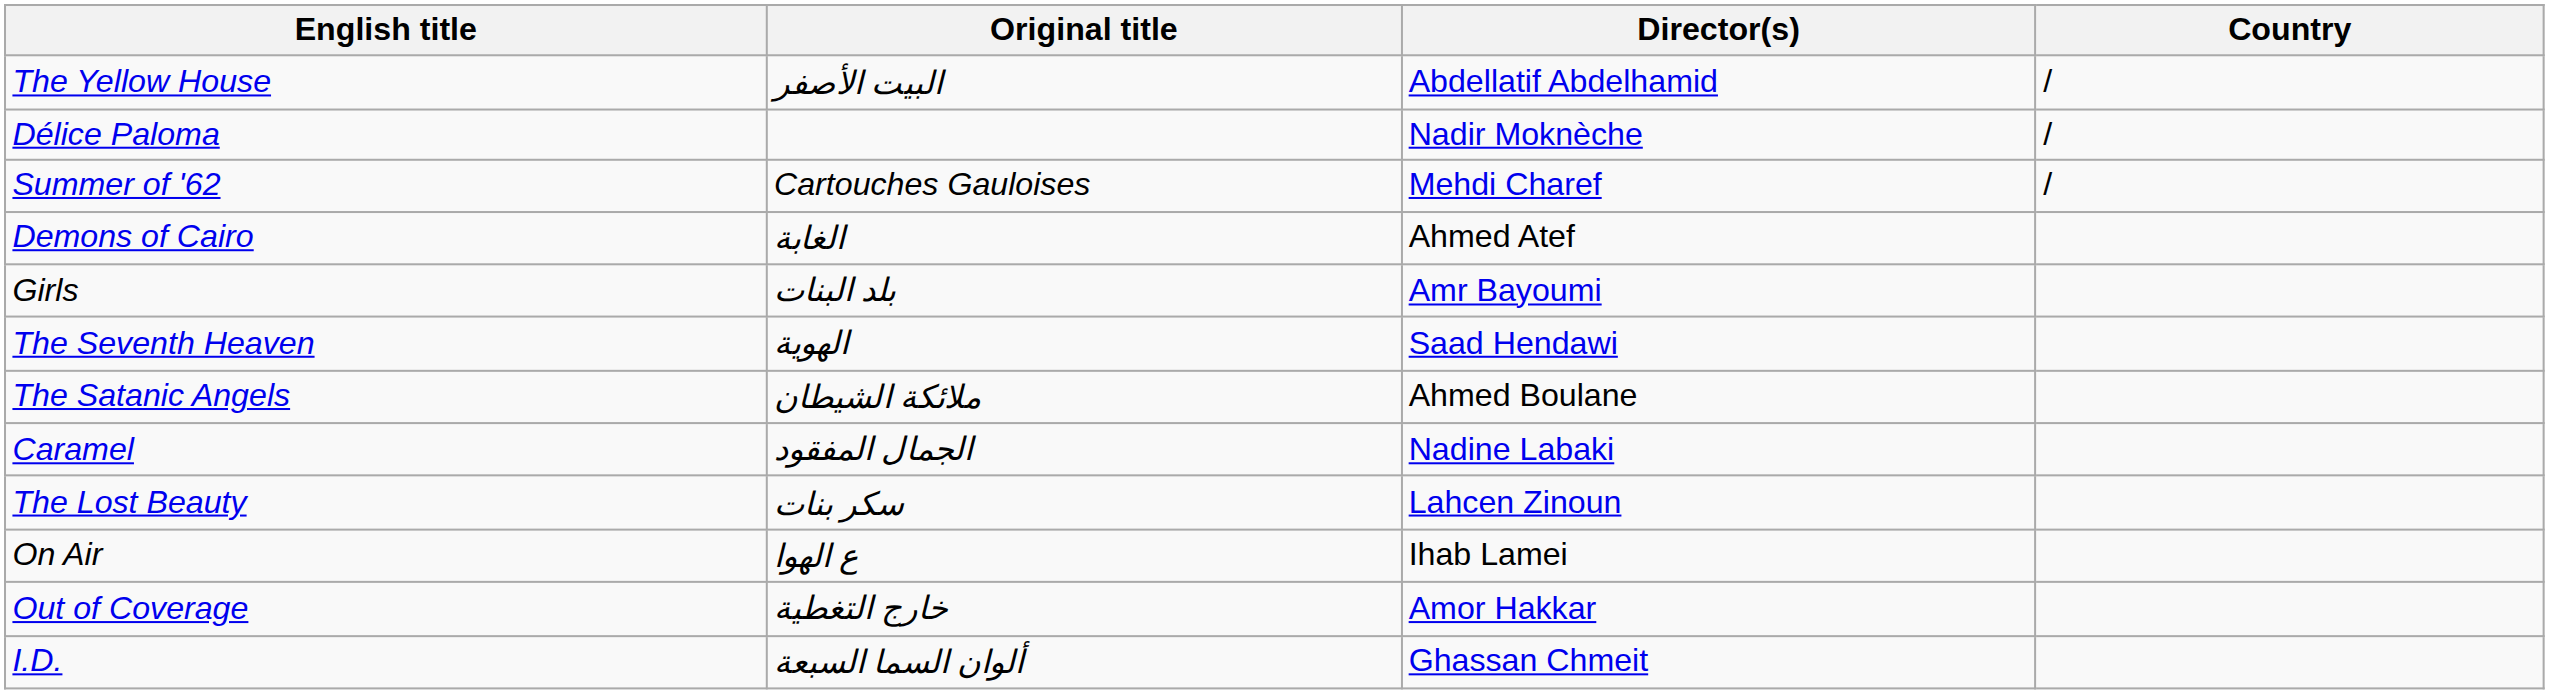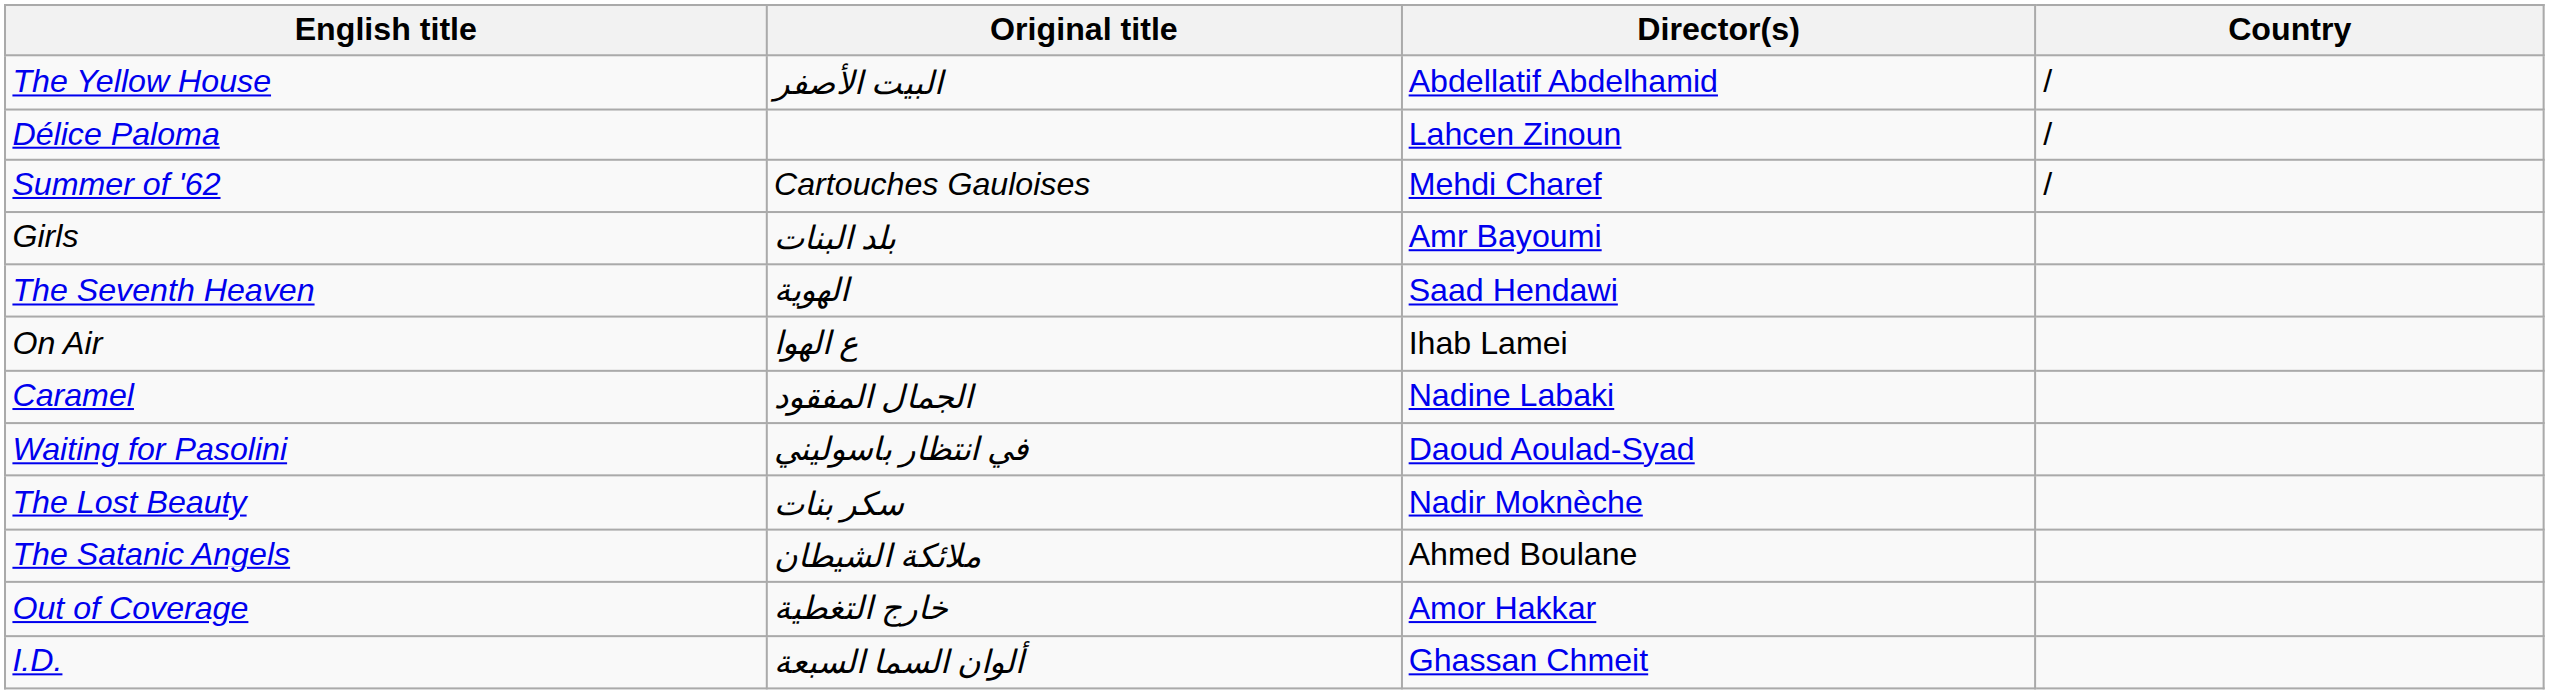(1526, 134) Nadir Moknèche -> (1515, 134) Lahcen Zinoun
- row: (133, 237)
rows swapped: (57, 555) <-> (151, 396)
+ row: (150, 449)
(1515, 502) Lahcen Zinoun -> (1526, 502) Nadir Moknèche
